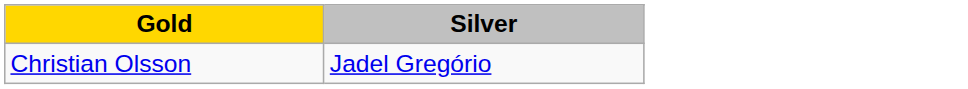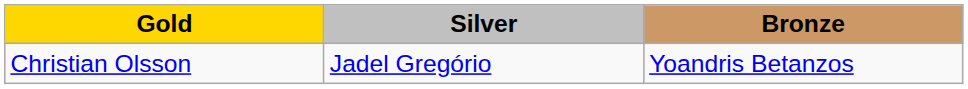+ column: (803, 24)
